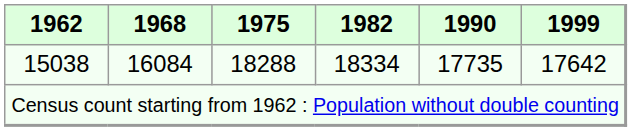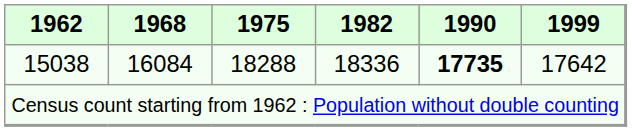(367, 64) 18334 -> (367, 64) 18336
(470, 64) normal -> (470, 64) bold
